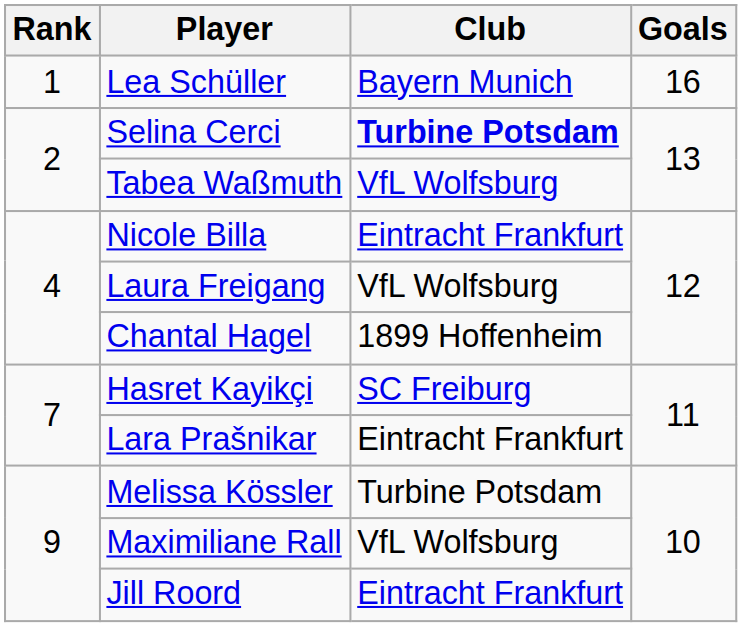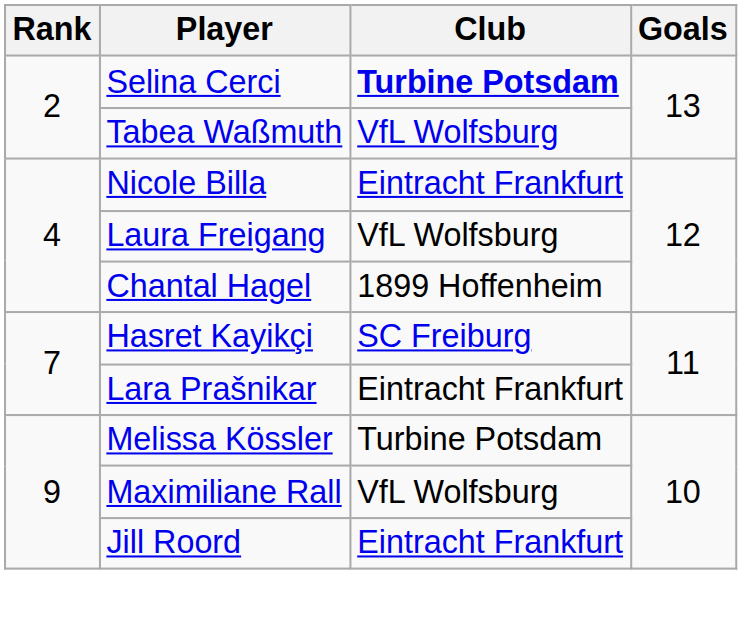- row: (196, 81)
